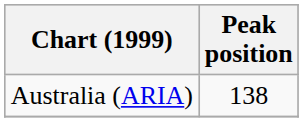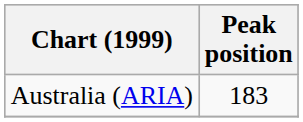(249, 95) 138 -> (249, 95) 183
